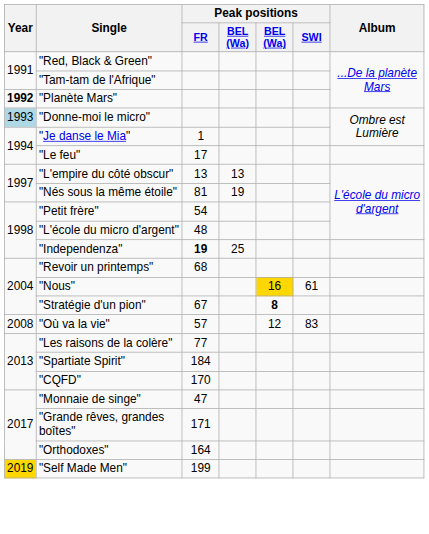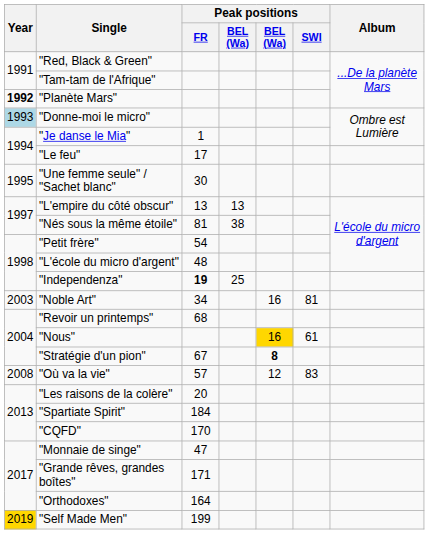+ row: (93, 180)
(238, 192) 19 -> (238, 224) 38
+ row: (67, 299)
(201, 343) 77 -> (201, 393) 20
